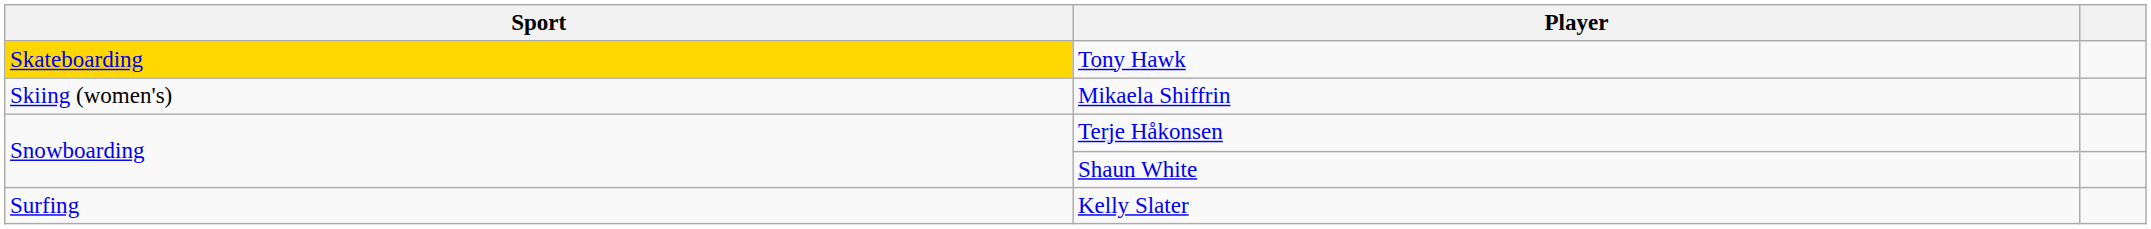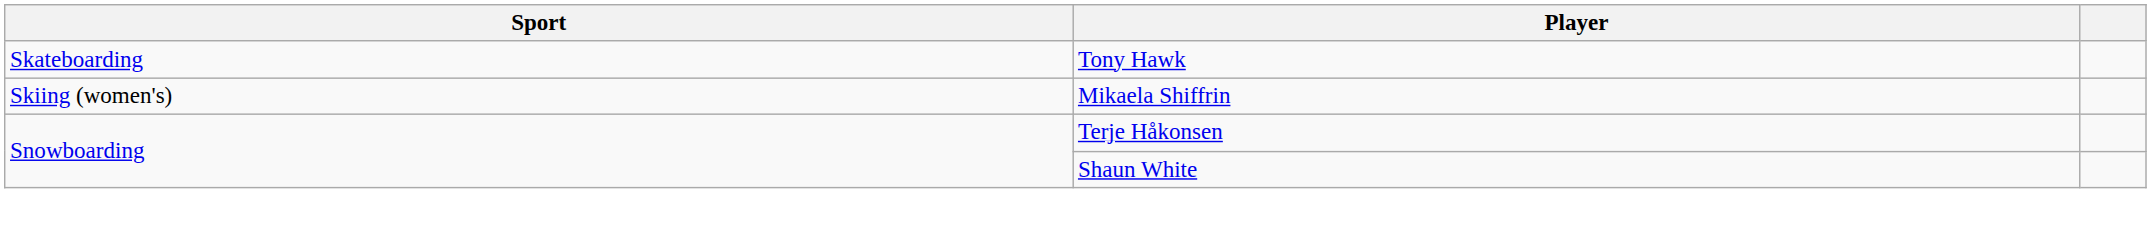(77, 59) gold background -> (77, 59) no background
- row: (1133, 205)
